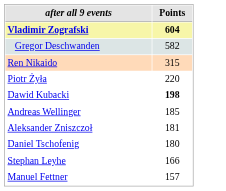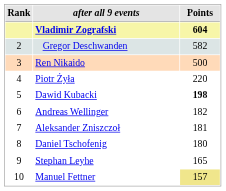+ column: (19, 13)
(172, 63) 315 -> (200, 63) 500
(172, 112) 185 -> (200, 112) 182
(172, 161) 166 -> (200, 161) 165
(172, 177) no background -> (200, 177) khaki background
